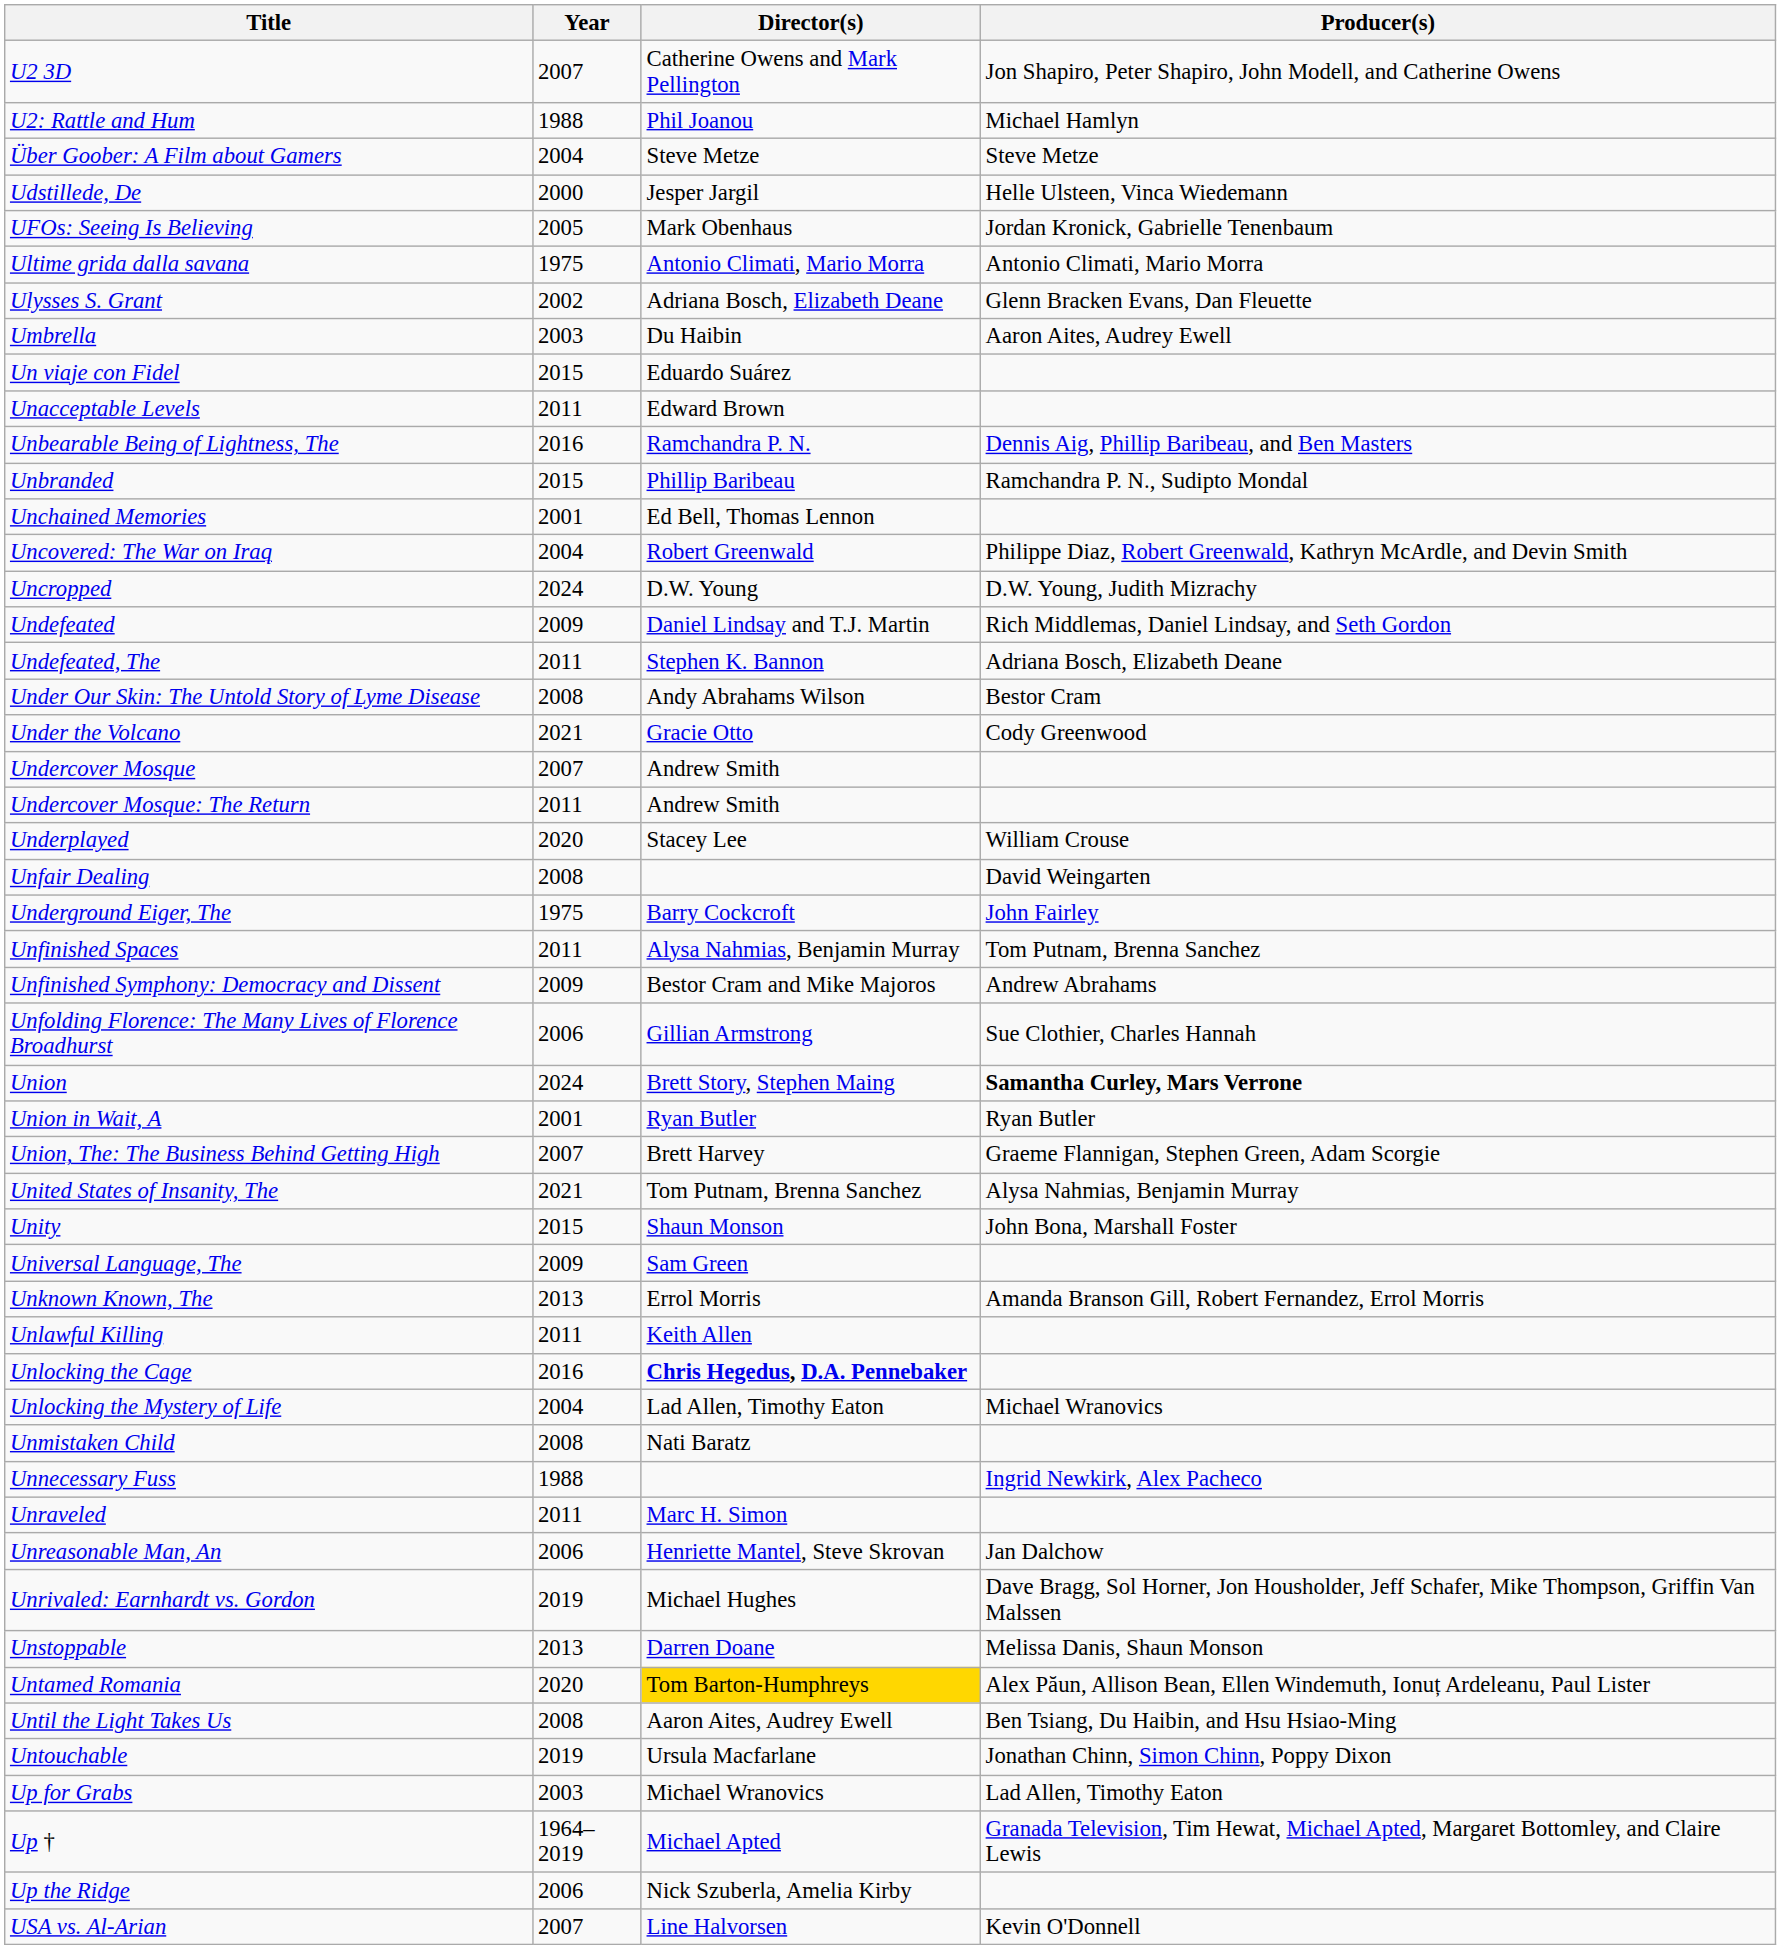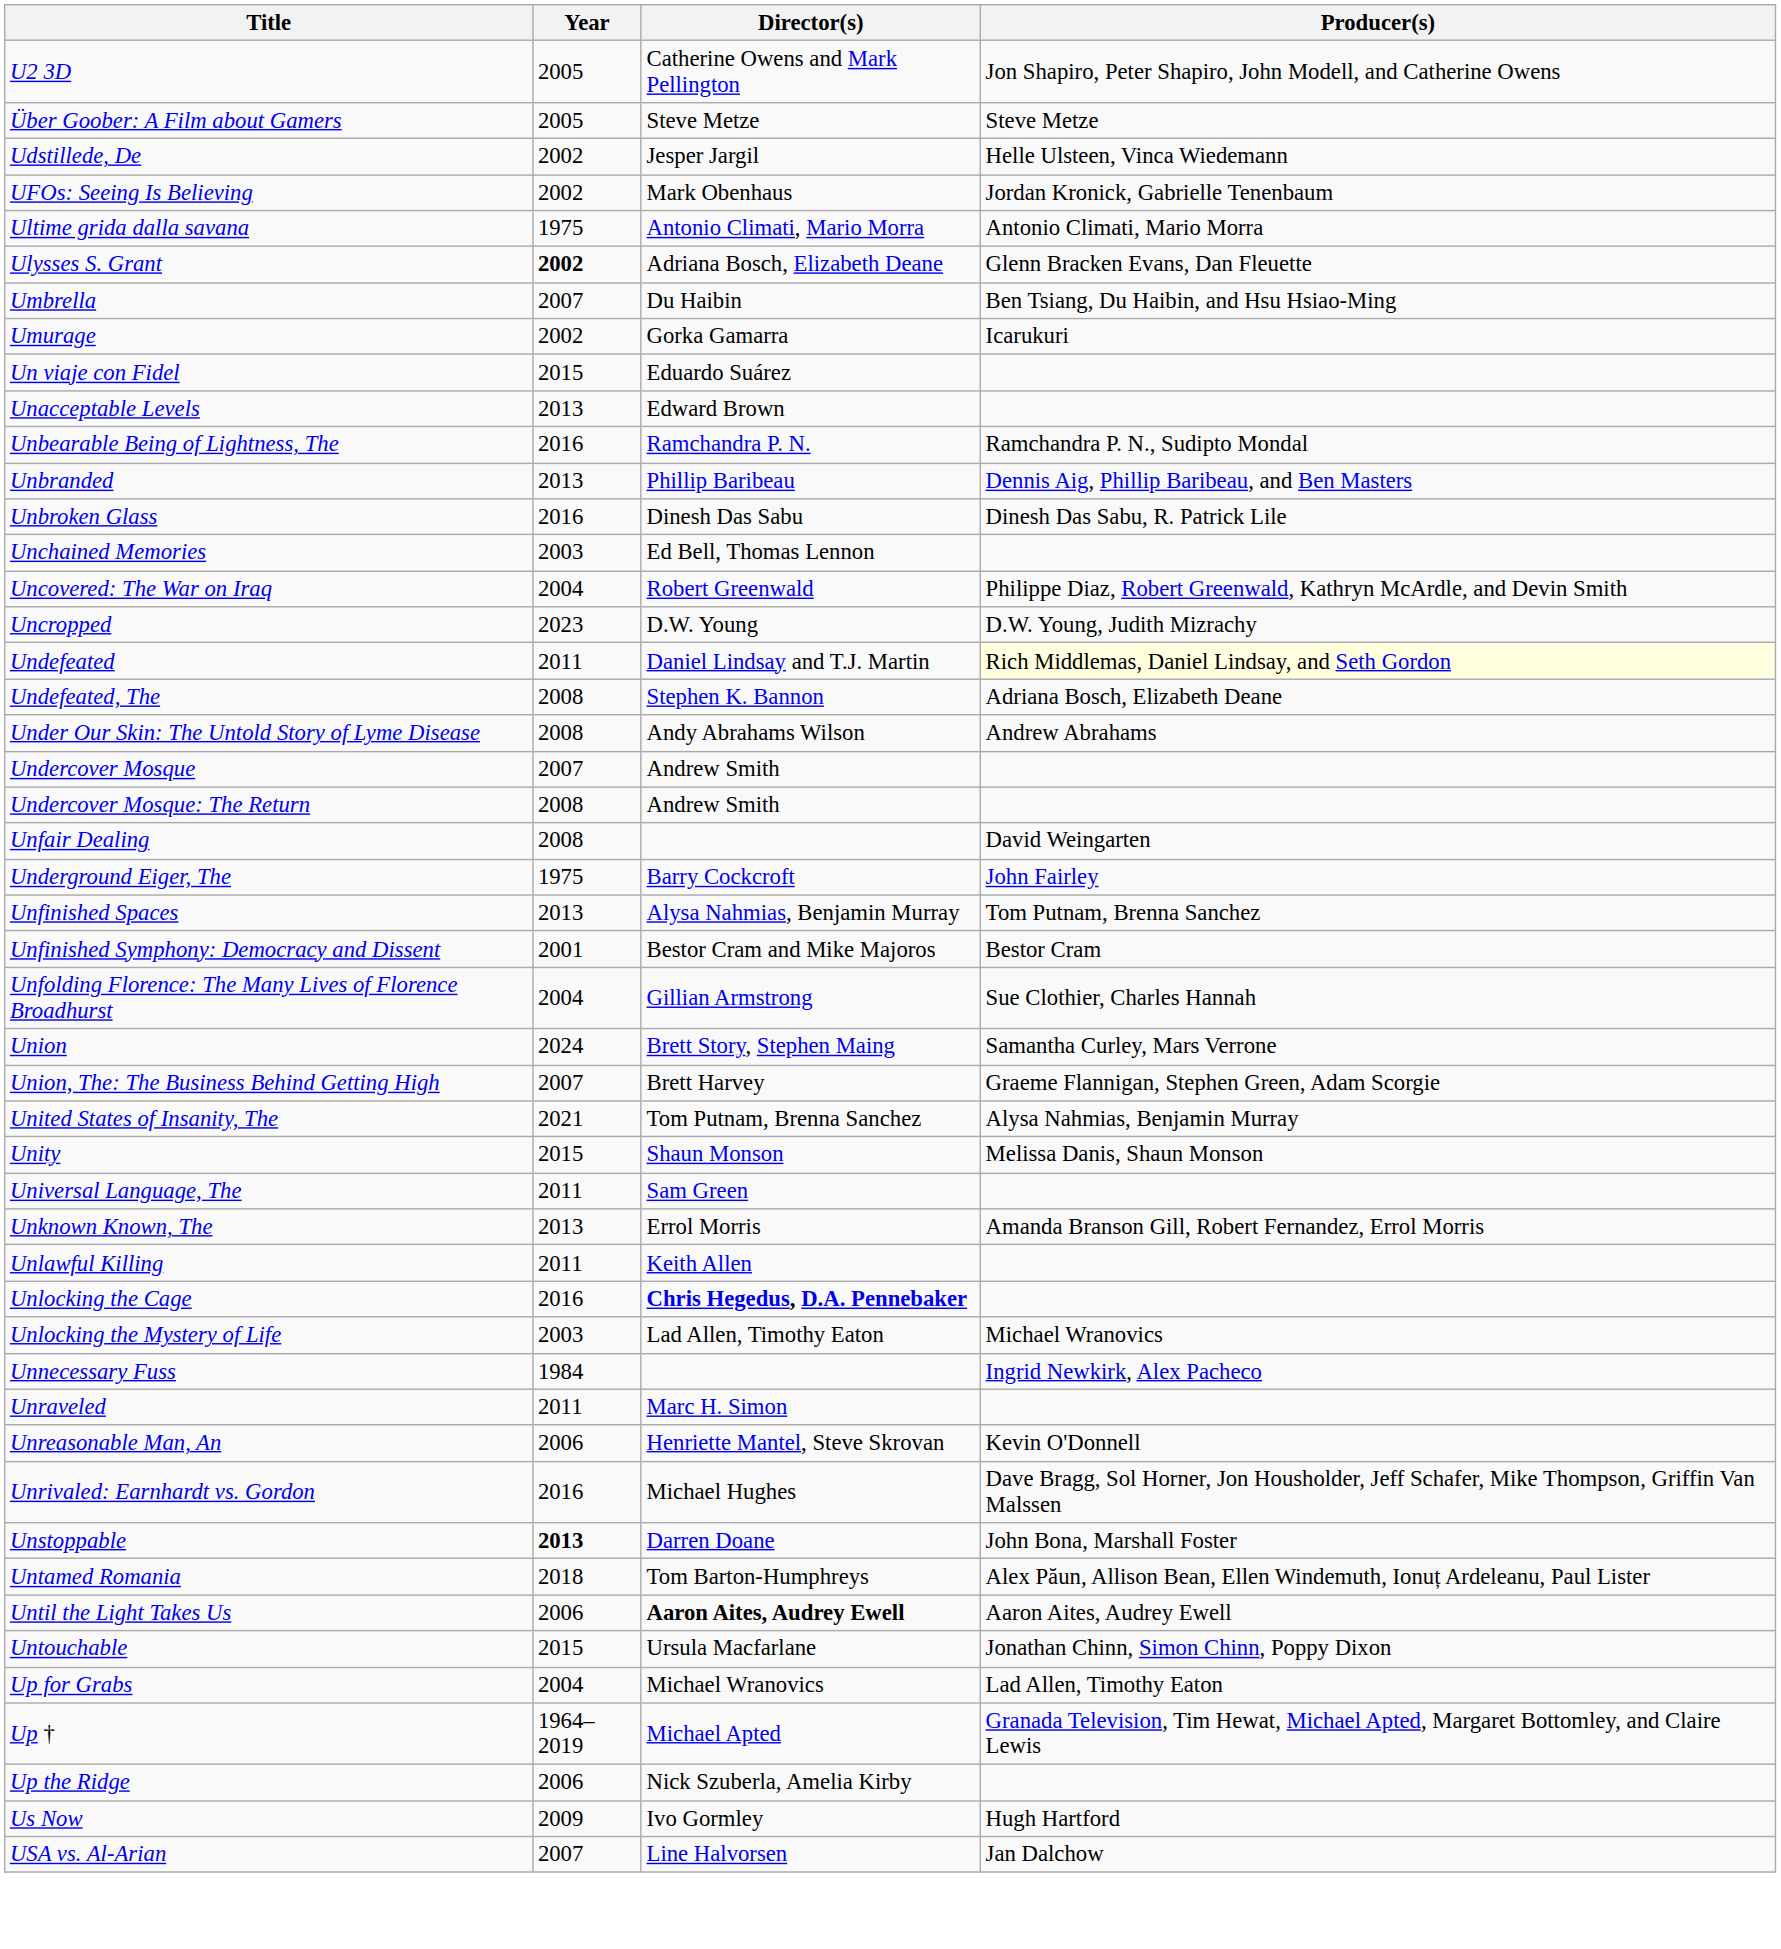(561, 71) 2007 -> (561, 71) 2005
- row: (102, 120)
(561, 156) 2004 -> (561, 120) 2005
(561, 192) 2000 -> (561, 156) 2002
(561, 228) 2005 -> (561, 192) 2002
(561, 300) normal -> (561, 264) bold
(561, 336) 2003 -> (561, 300) 2007
(1109, 336) Aaron Aites, Audrey Ewell -> (1191, 300) Ben Tsiang, Du Haibin, and Hsu Hsiao-Ming
+ row: (53, 336)
(560, 408) 2011 -> (561, 408) 2013
(1199, 444) Dennis Aig, Phillip Baribeau, and Ben Masters -> (1147, 444) Ramchandra P. N., Sudipto Mondal
(561, 480) 2015 -> (561, 480) 2013
(1147, 480) Ramchandra P. N., Sudipto Mondal -> (1199, 480) Dennis Aig, Phillip Baribeau, and Ben Masters
+ row: (84, 516)
(561, 516) 2001 -> (561, 552) 2003
(561, 588) 2024 -> (561, 624) 2023
(561, 624) 2009 -> (560, 660) 2011
(1218, 624) no background -> (1218, 660) lightyellow background
(560, 660) 2011 -> (561, 696) 2008
(1043, 696) Bestor Cram -> (1071, 732) Andrew Abrahams
- row: (95, 732)
(560, 804) 2011 -> (561, 804) 2008
- row: (69, 840)
(560, 948) 2011 -> (561, 912) 2013
(561, 984) 2009 -> (561, 948) 2001
(1071, 984) Andrew Abrahams -> (1043, 948) Bestor Cram
(561, 1033) 2006 -> (561, 997) 2004
(1144, 1082) bold -> (1131, 1046) normal
- row: (86, 1118)
(1111, 1226) John Bona, Marshall Foster -> (1124, 1154) Melissa Danis, Shaun Monson
(561, 1262) 2009 -> (560, 1190) 2011
(561, 1406) 2004 -> (561, 1334) 2003
- row: (92, 1442)
(561, 1478) 1988 -> (561, 1370) 1984
(1045, 1550) Jan Dalchow -> (1063, 1442) Kevin O'Donnell
(561, 1599) 2019 -> (561, 1491) 2016
(561, 1648) normal -> (561, 1540) bold
(1124, 1648) Melissa Danis, Shaun Monson -> (1111, 1540) John Bona, Marshall Foster
(561, 1684) 2020 -> (561, 1576) 2018
(758, 1684) gold background -> (758, 1576) no background
(561, 1720) 2008 -> (561, 1612) 2006
(770, 1720) normal -> (775, 1612) bold
(1191, 1720) Ben Tsiang, Du Haibin, and Hsu Hsiao-Ming -> (1109, 1612) Aaron Aites, Audrey Ewell
(561, 1756) 2019 -> (561, 1648) 2015
(561, 1792) 2003 -> (561, 1684) 2004
+ row: (46, 1818)
(1063, 1926) Kevin O'Donnell -> (1045, 1854) Jan Dalchow
